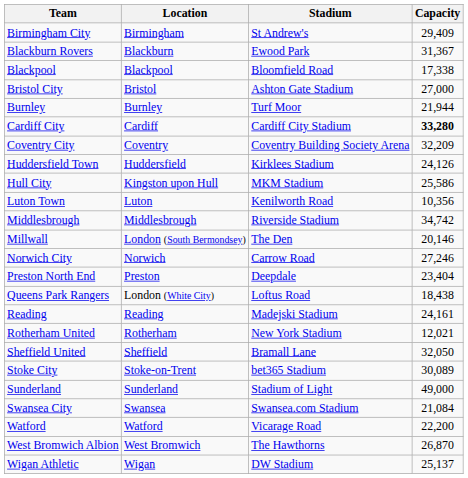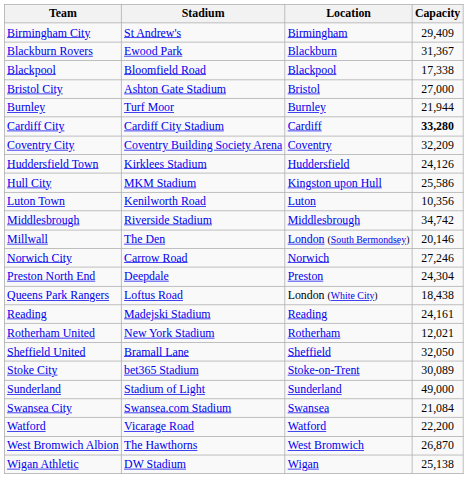columns swapped: (185, 13) <-> (330, 13)
(438, 276) 23,404 -> (438, 276) 24,304
(438, 464) 25,137 -> (438, 464) 25,138
